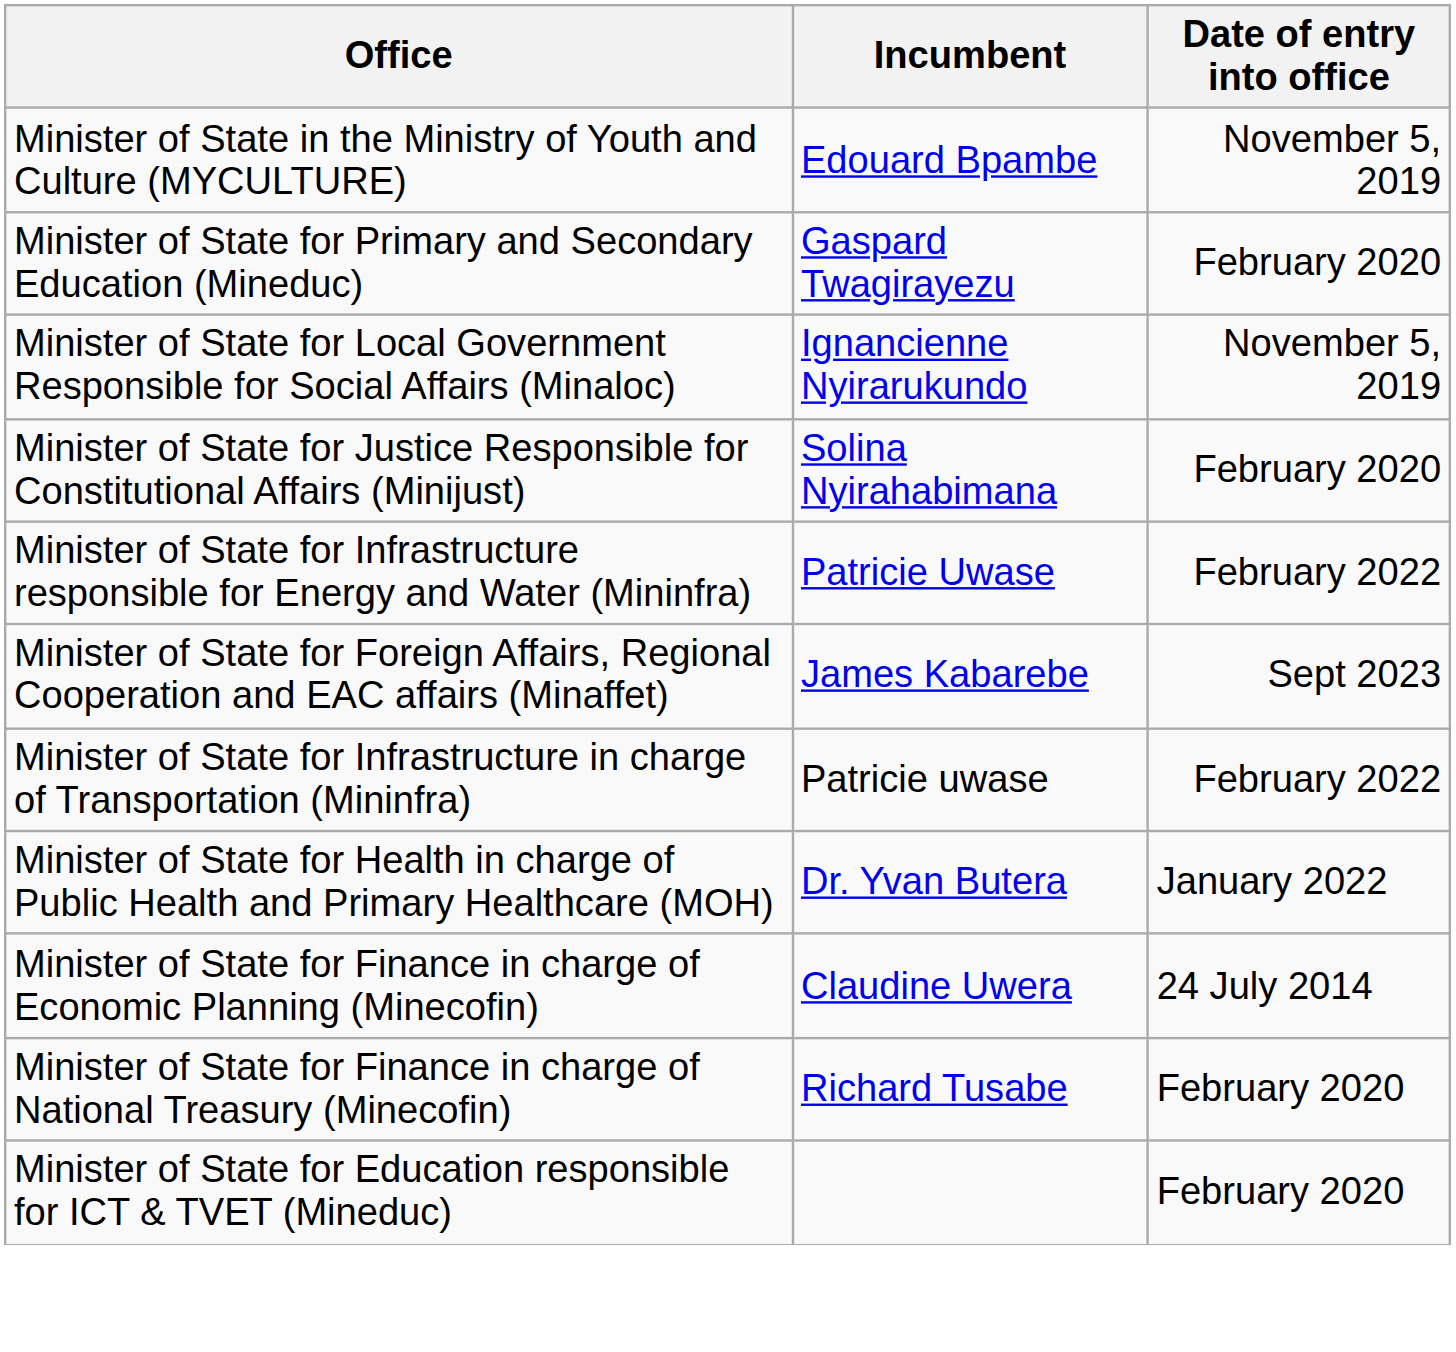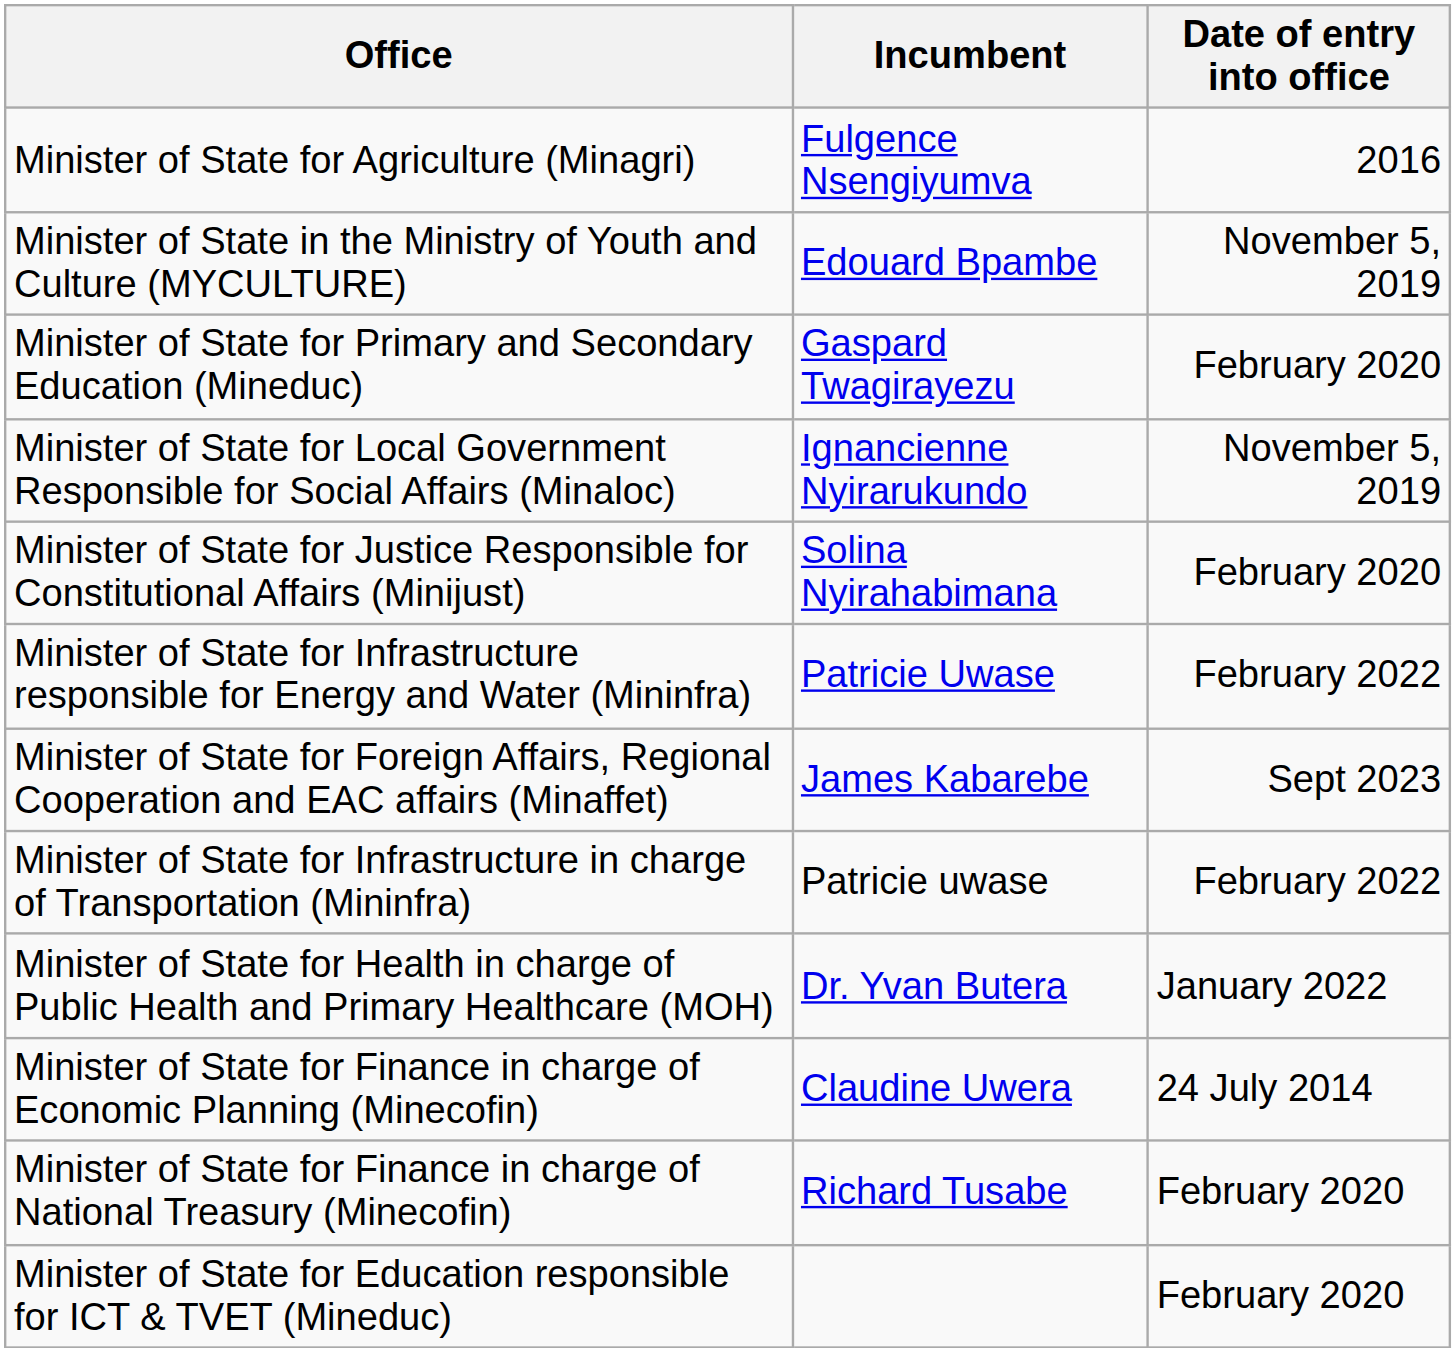+ row: (355, 159)
